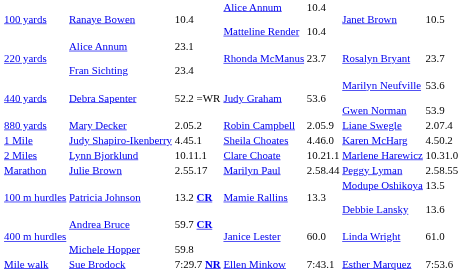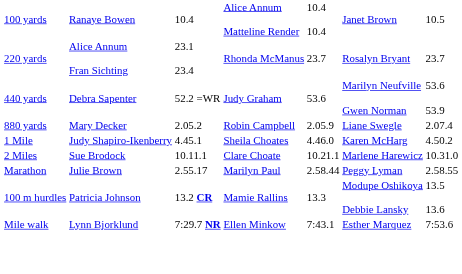(104, 155) Lynn Bjorklund -> (97, 155) Sue Brodock
- row: (35, 237)
(97, 264) Sue Brodock -> (104, 224) Lynn Bjorklund
